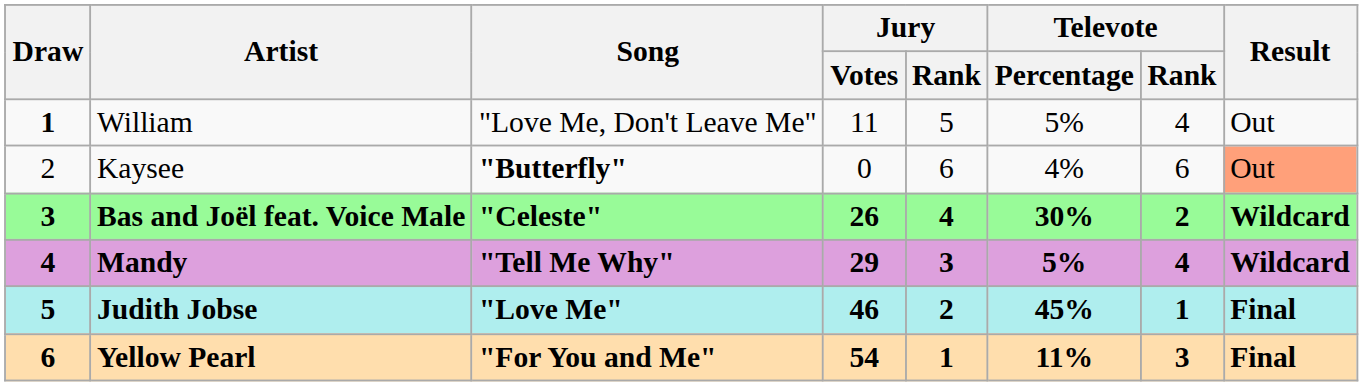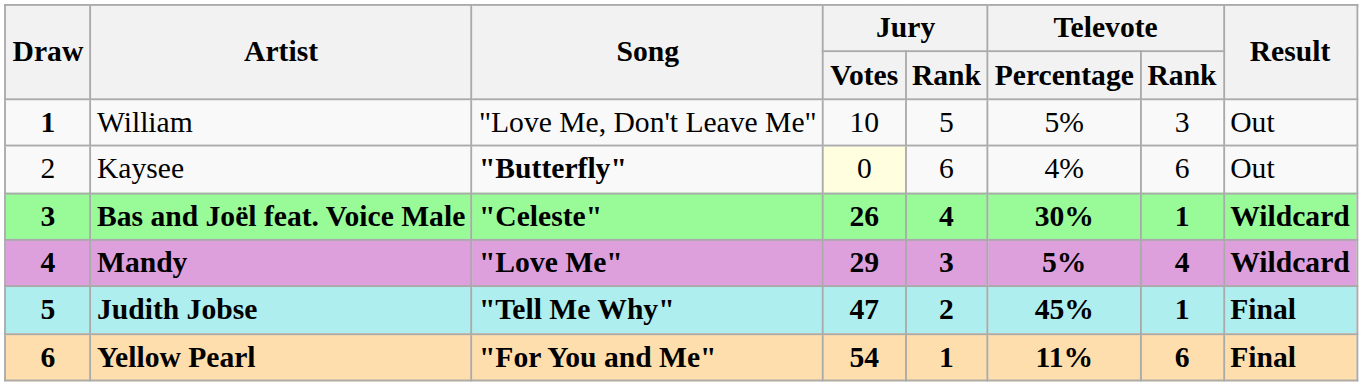(864, 121) 11 -> (864, 121) 10
(1182, 121) 4 -> (1182, 121) 3
(864, 168) no background -> (864, 168) lightyellow background
(1252, 168) lightsalmon background -> (1252, 168) no background
(1182, 215) 2 -> (1182, 215) 1
(577, 262) "Tell Me Why" -> (551, 262) "Love Me"
(551, 309) "Love Me" -> (577, 309) "Tell Me Why"
(864, 309) 46 -> (864, 309) 47
(1182, 356) 3 -> (1182, 356) 6
